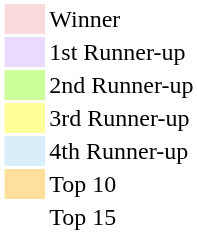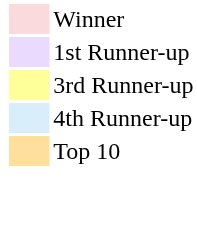- row: (121, 84)
- row: (83, 216)
